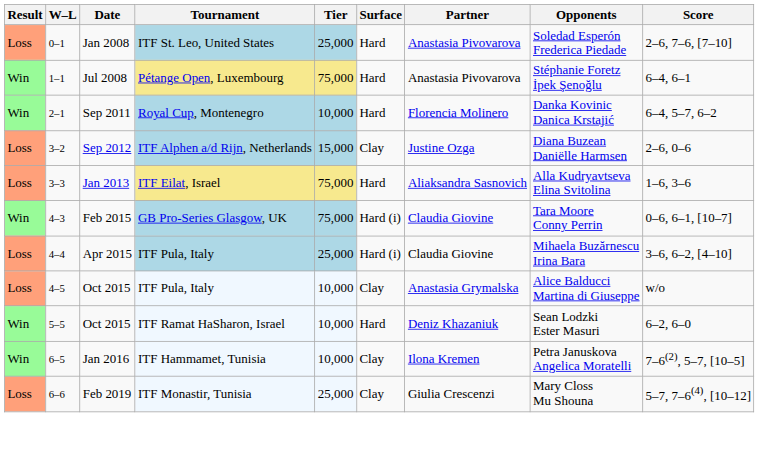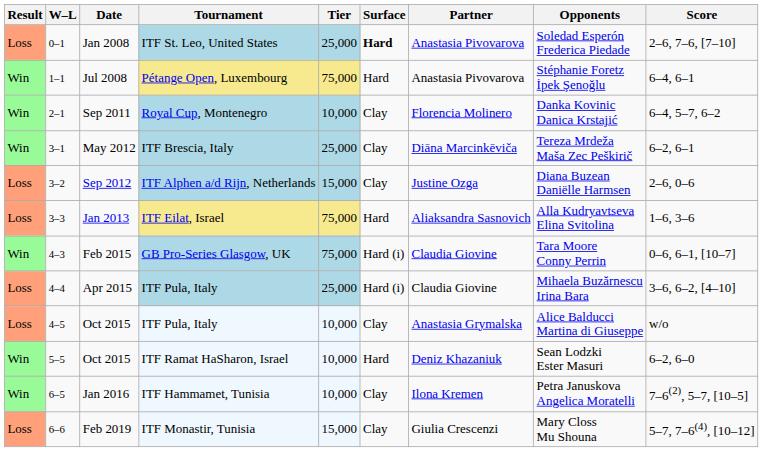(372, 42) normal -> (378, 42) bold
(372, 112) Hard -> (375, 112) Clay
+ row: (109, 148)
(336, 393) 25,000 -> (339, 429) 15,000
